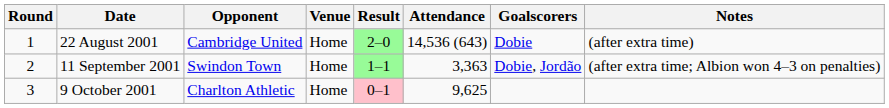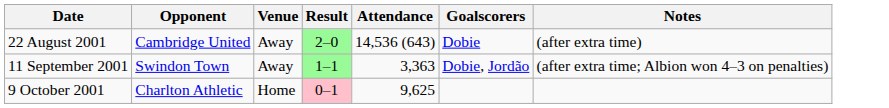- column: (30, 16)
(329, 41) Home -> (275, 41) Away
(329, 66) Home -> (275, 66) Away
